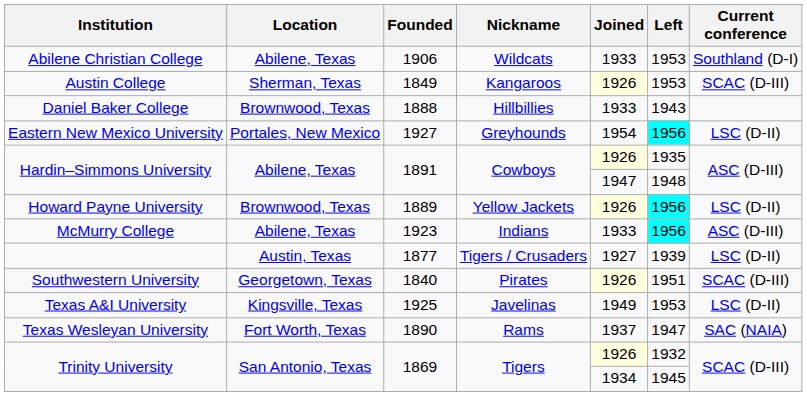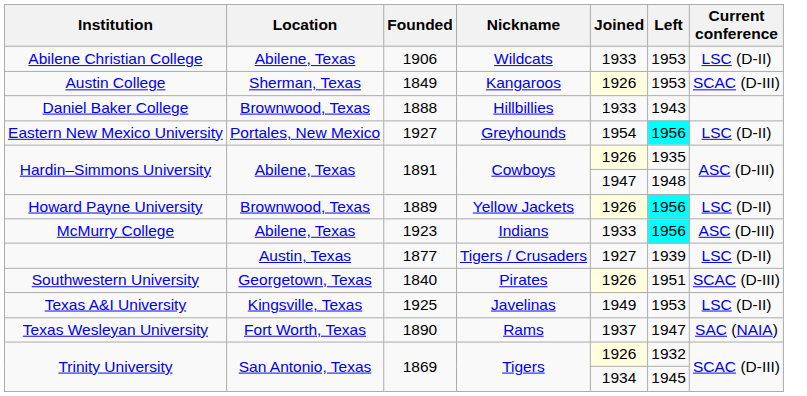(746, 58) Southland (D-I) -> (737, 58) LSC (D-II)
